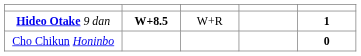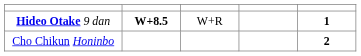(327, 41) 0 -> (327, 41) 2
